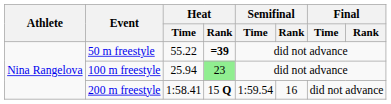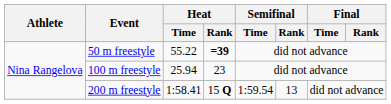(220, 71) lightgreen background -> (220, 71) no background
(291, 90) 16 -> (291, 90) 13
